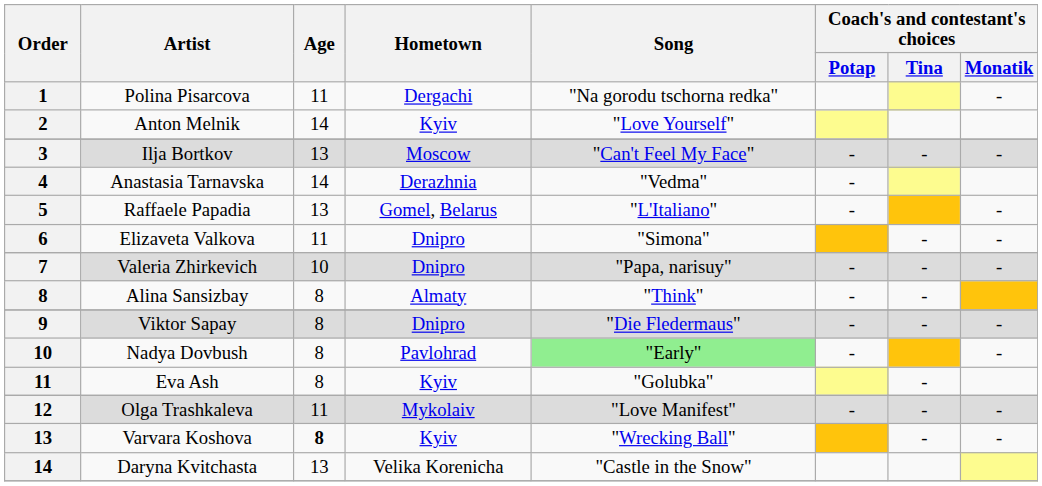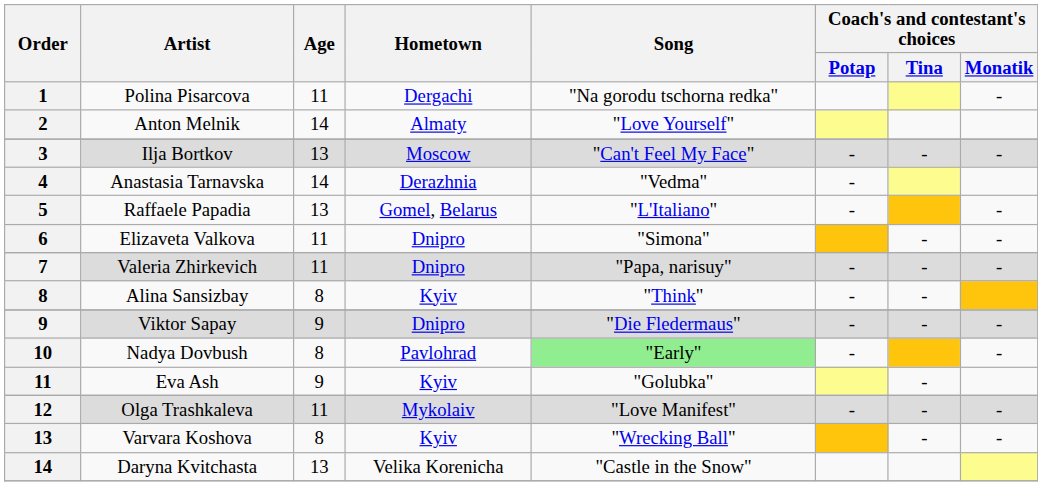(438, 124) Kyiv -> (438, 124) Almaty
(319, 267) 10 -> (319, 267) 11
(438, 295) Almaty -> (438, 295) Kyiv
(319, 324) 8 -> (319, 324) 9
(319, 381) 8 -> (319, 381) 9
(319, 438) bold -> (319, 438) normal
